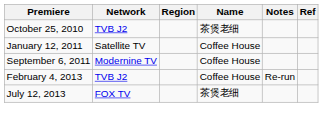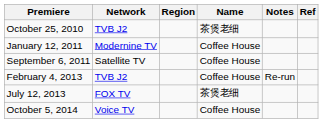(120, 45) Satellite TV -> (126, 45) Modernine TV
(126, 61) Modernine TV -> (120, 61) Satellite TV
+ row: (42, 110)
